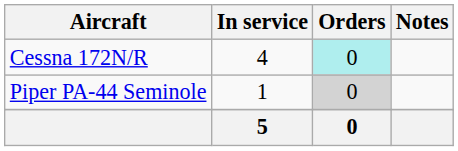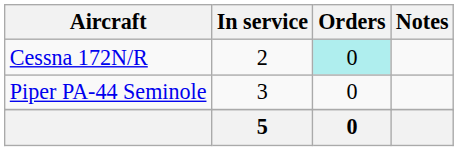(262, 57) 4 -> (262, 57) 2
(262, 92) 1 -> (262, 92) 3
(352, 92) lightgrey background -> (352, 92) no background
